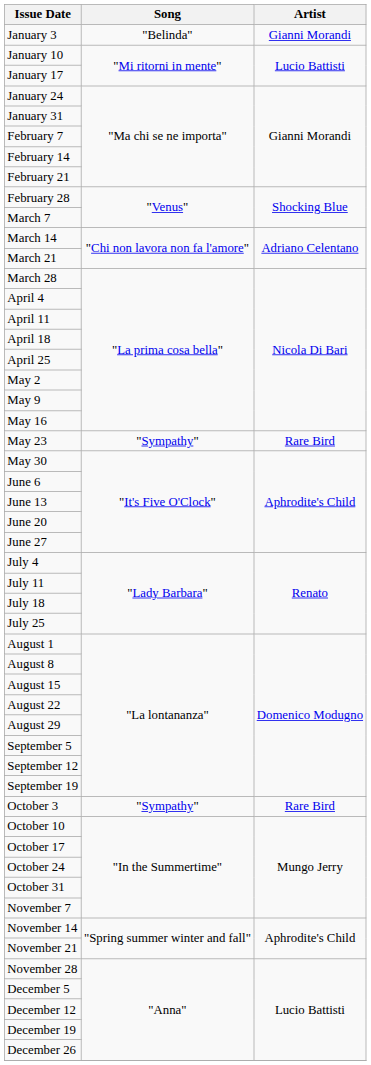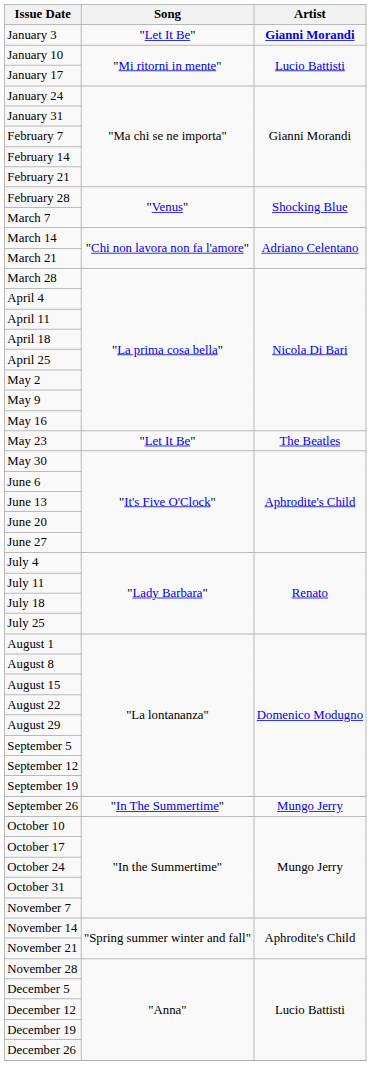(167, 34) "Belinda" -> (167, 34) "Let It Be"
(310, 34) normal -> (310, 34) bold
(167, 440) "Sympathy" -> (167, 440) "Let It Be"
(310, 440) Rare Bird -> (310, 440) The Beatles
+ row: (43, 806)
- row: (33, 806)
